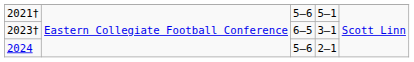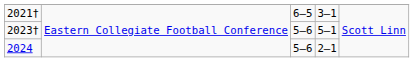(303, 13) 5–6 -> (303, 13) 6–5
(327, 13) 5–1 -> (327, 13) 3–1
(303, 30) 6–5 -> (303, 30) 5–6
(327, 30) 3–1 -> (327, 30) 5–1
